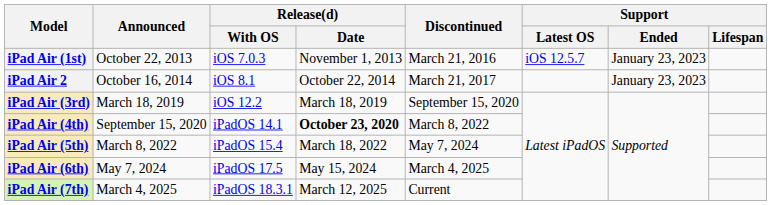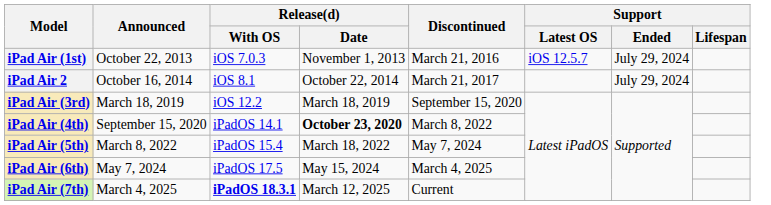(659, 59) January 23, 2023 -> (652, 59) July 29, 2024
(659, 80) January 23, 2023 -> (652, 80) July 29, 2024
(253, 189) normal -> (255, 189) bold
